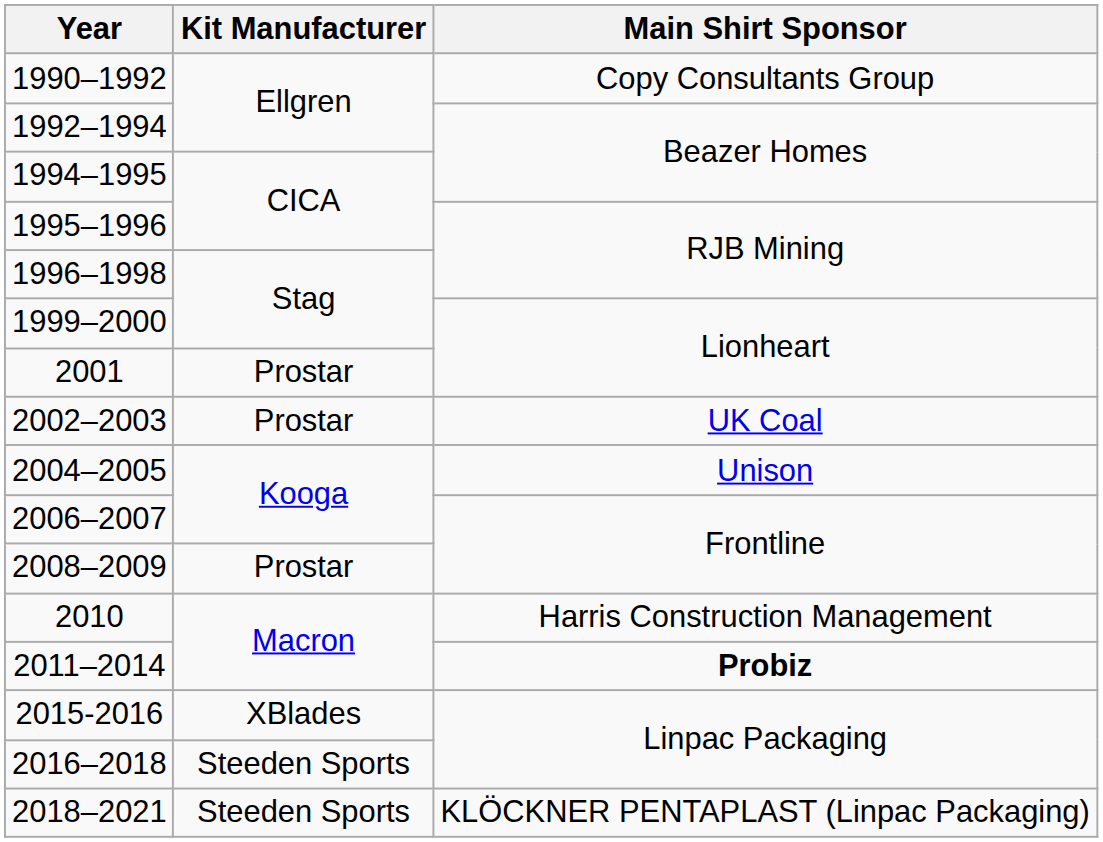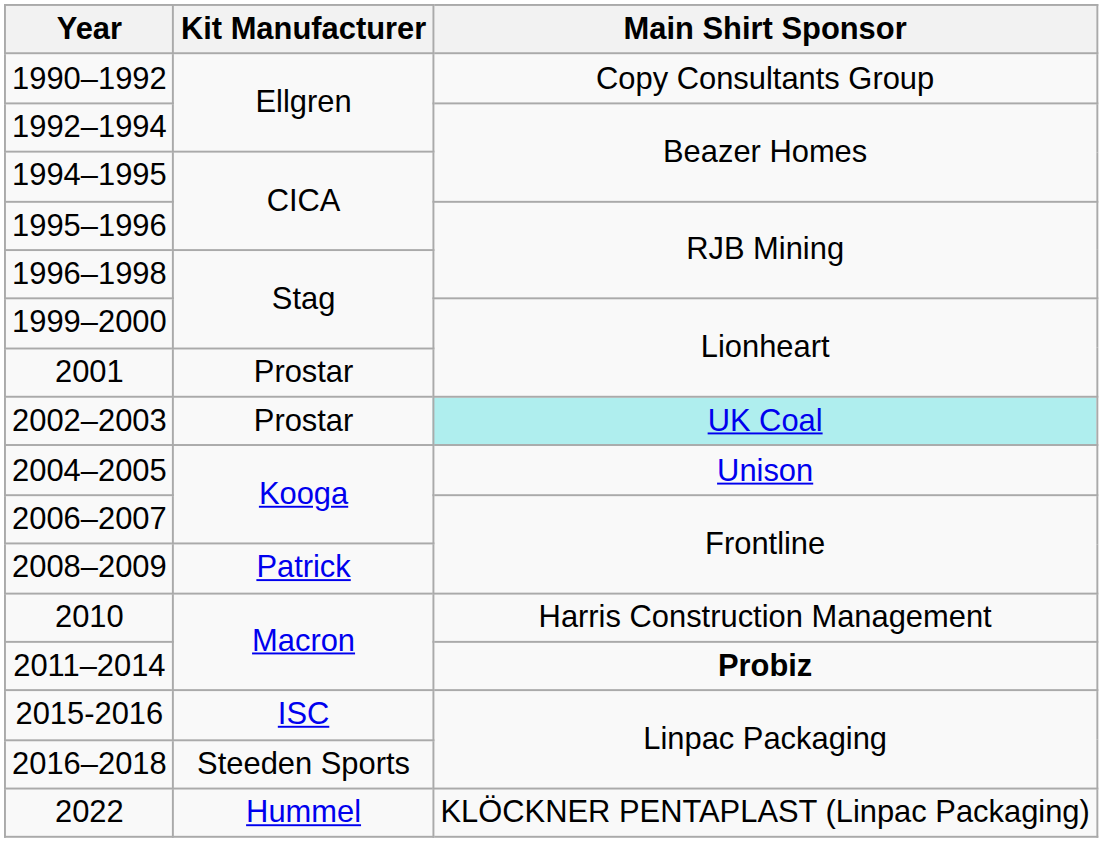(765, 420) no background -> (765, 420) paleturquoise background
(304, 567) Prostar -> (304, 567) Patrick
(304, 714) XBlades -> (304, 714) ISC
- row: (89, 812)
+ row: (89, 812)
